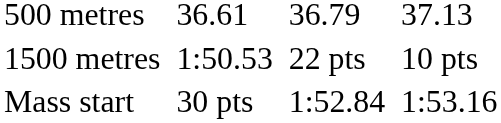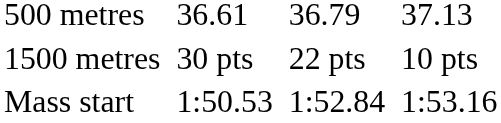(225, 58) 1:50.53 -> (215, 58) 30 pts
(215, 101) 30 pts -> (225, 101) 1:50.53
